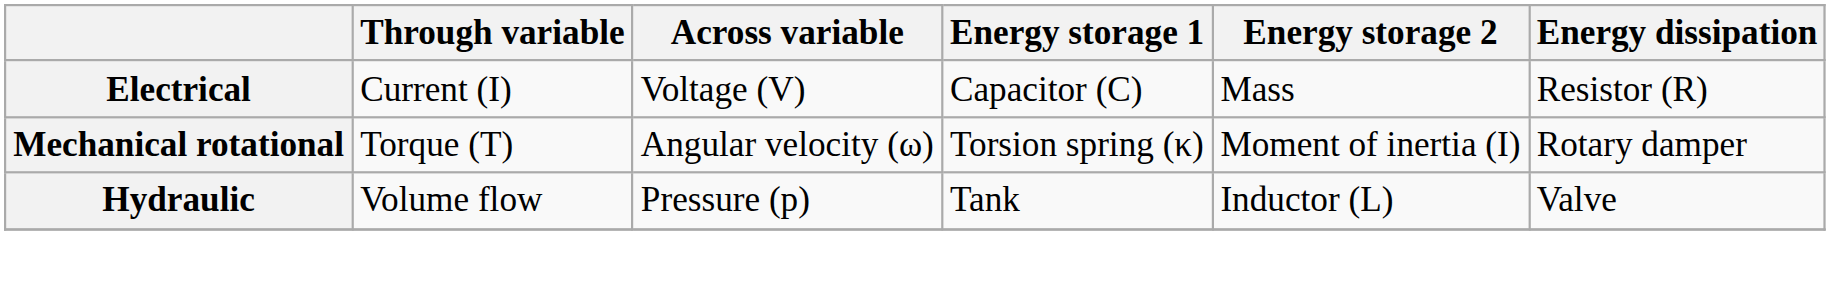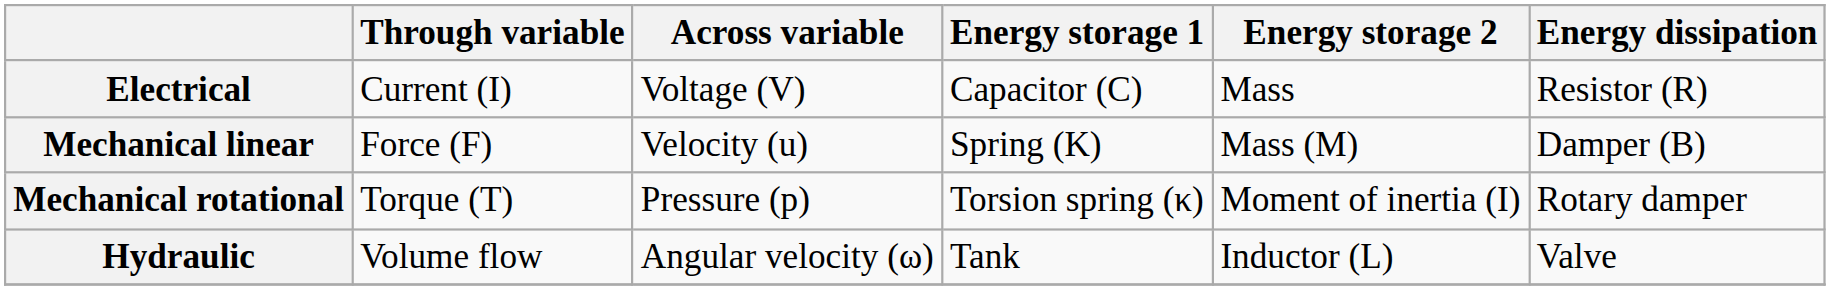+ row: (179, 144)
(787, 144) Angular velocity (ω) -> (725, 199) Pressure (p)
(725, 199) Pressure (p) -> (787, 255) Angular velocity (ω)
